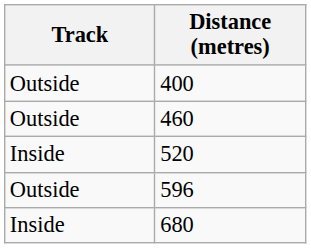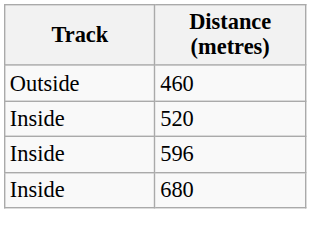- row: (177, 82)
(45, 189) Outside -> (37, 154) Inside
